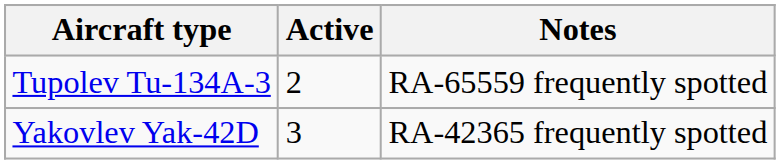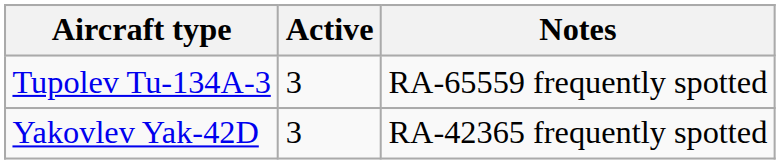(294, 81) 2 -> (294, 81) 3
